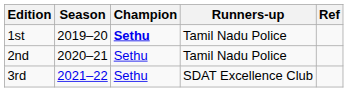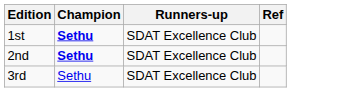- column: (83, 14)
(235, 35) Tamil Nadu Police -> (192, 35) SDAT Excellence Club
(131, 55) normal -> (75, 55) bold
(235, 55) Tamil Nadu Police -> (192, 55) SDAT Excellence Club
